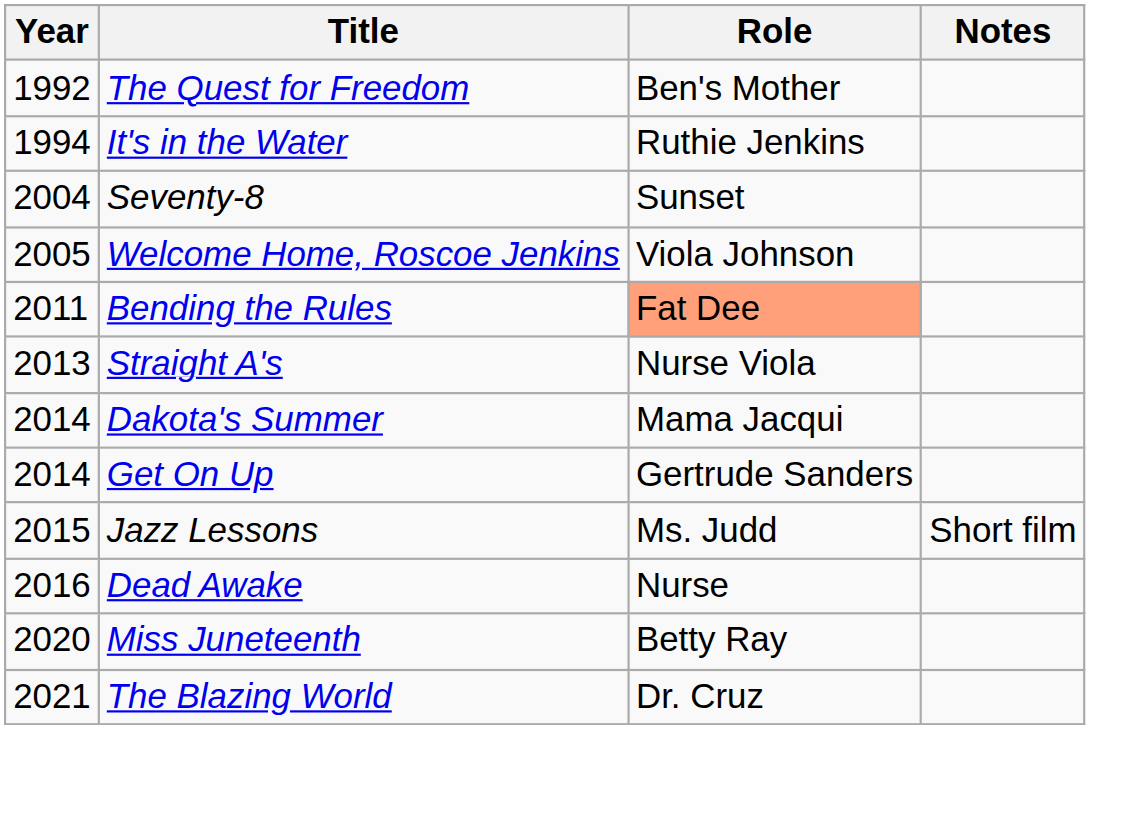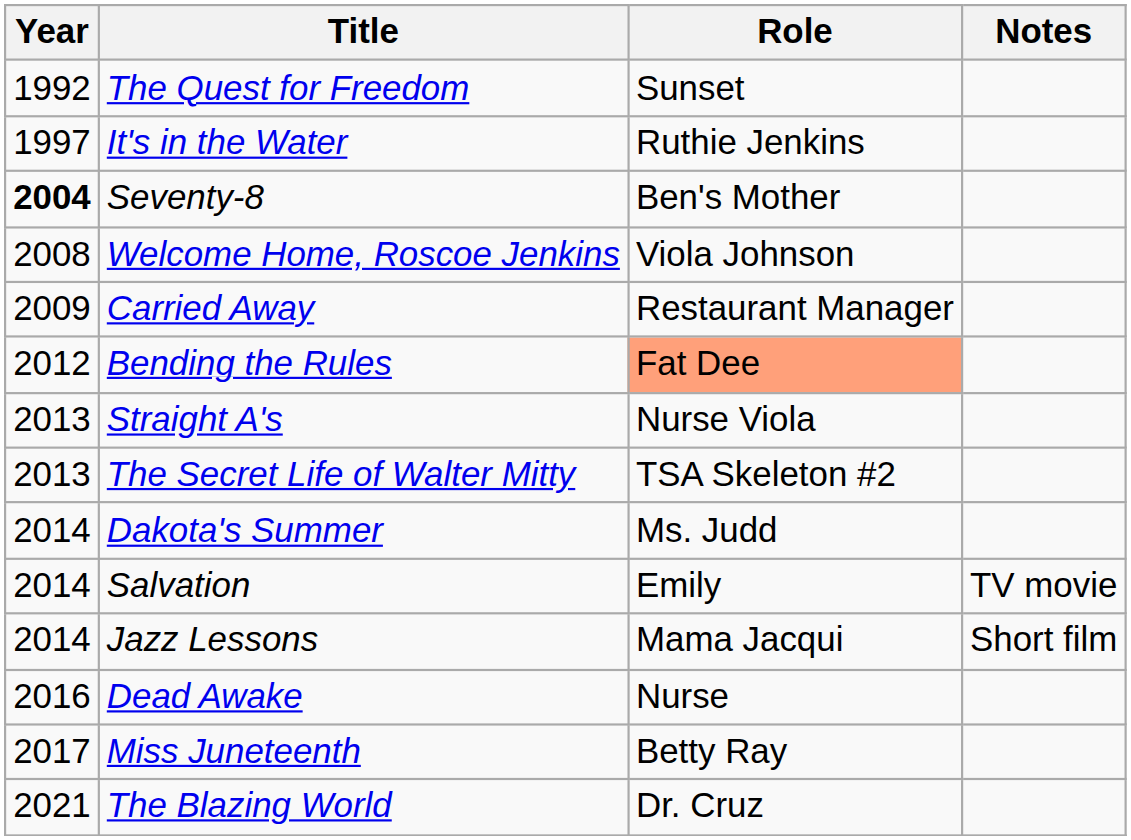(738, 87) Ben's Mother -> (690, 87) Sunset
(52, 142) 1994 -> (52, 142) 1997
(52, 198) normal -> (52, 198) bold
(690, 198) Sunset -> (738, 198) Ben's Mother
(52, 253) 2005 -> (52, 253) 2008
+ row: (211, 308)
(51, 308) 2011 -> (52, 364) 2012
+ row: (341, 474)
(740, 419) Mama Jacqui -> (707, 530) Ms. Judd
- row: (190, 474)
+ row: (179, 585)
(52, 530) 2015 -> (52, 640) 2014
(707, 530) Ms. Judd -> (740, 640) Mama Jacqui
(52, 640) 2020 -> (52, 751) 2017
